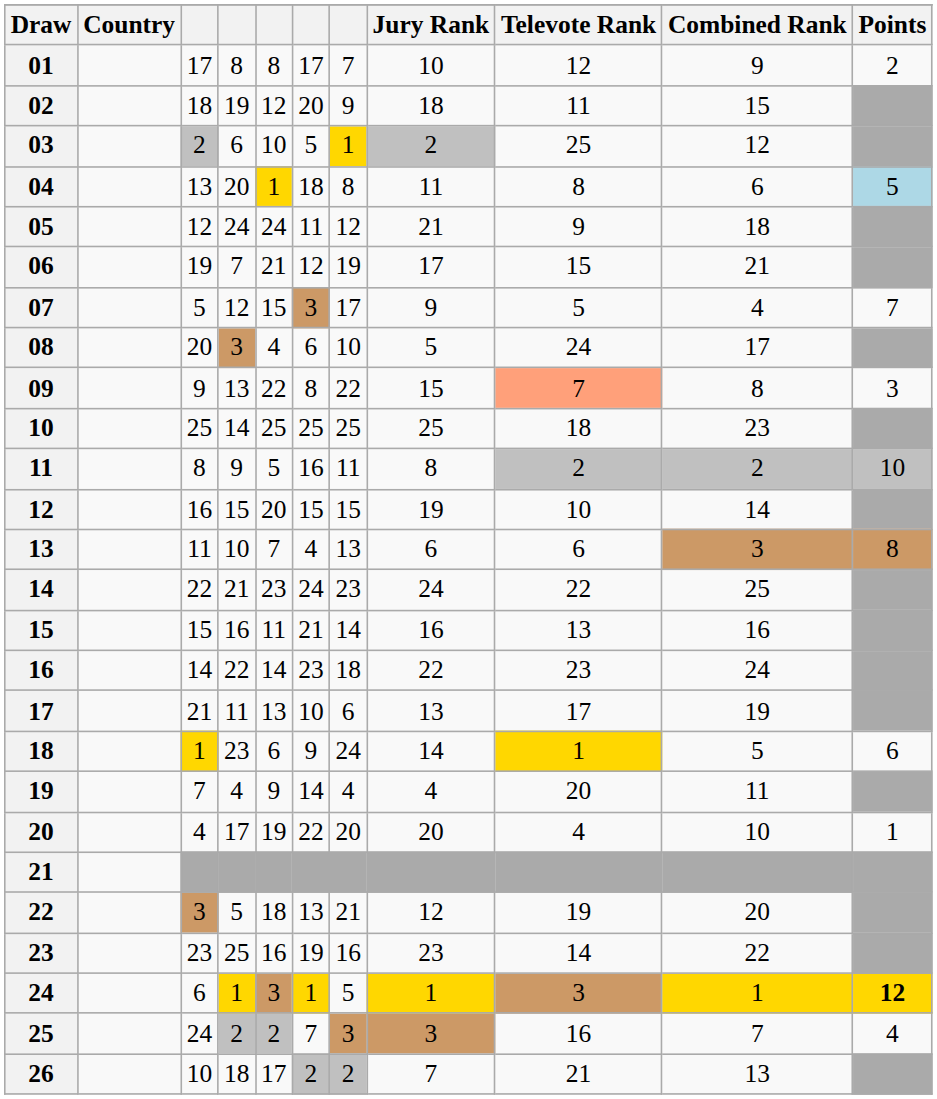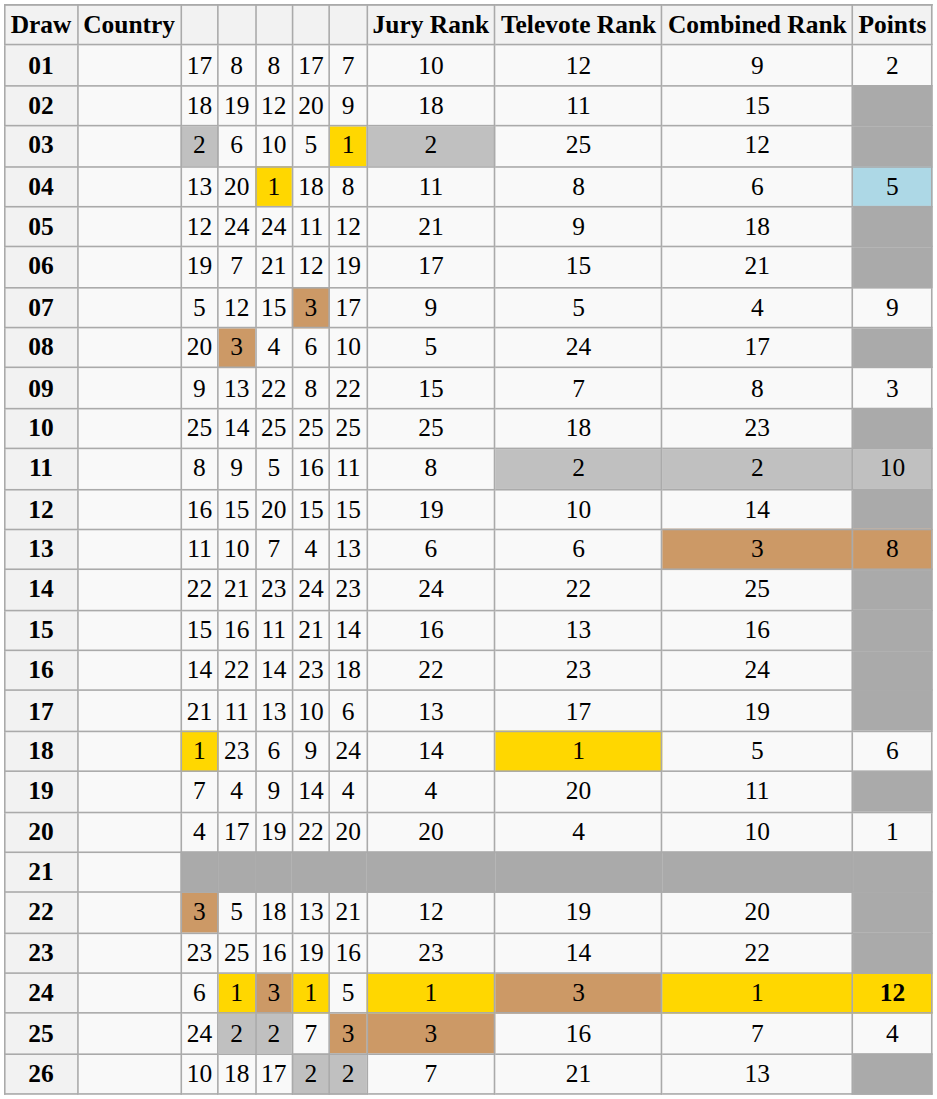(892, 307) 7 -> (892, 307) 9
(579, 387) lightsalmon background -> (579, 387) no background
